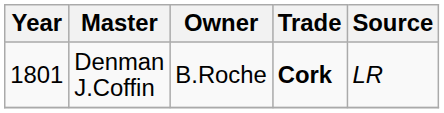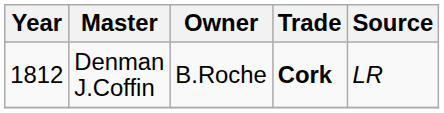(37, 74) 1801 -> (37, 74) 1812
